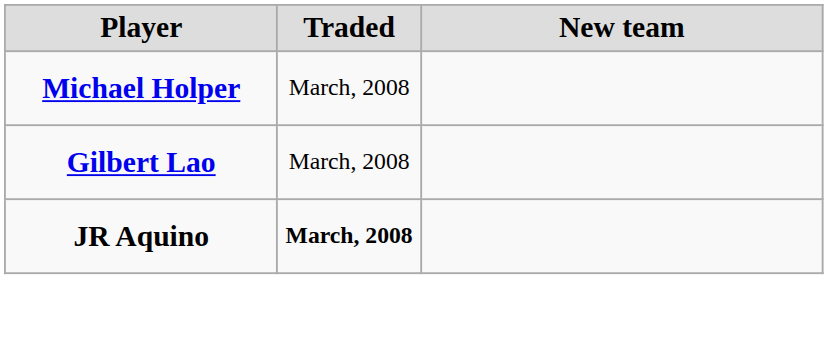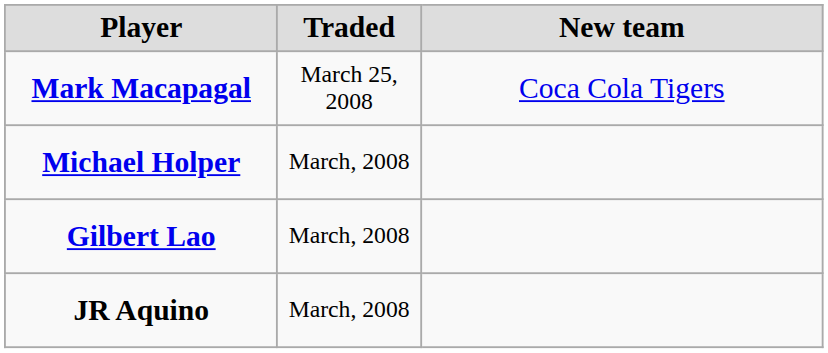+ row: (141, 88)
(349, 236) bold -> (349, 310) normal
